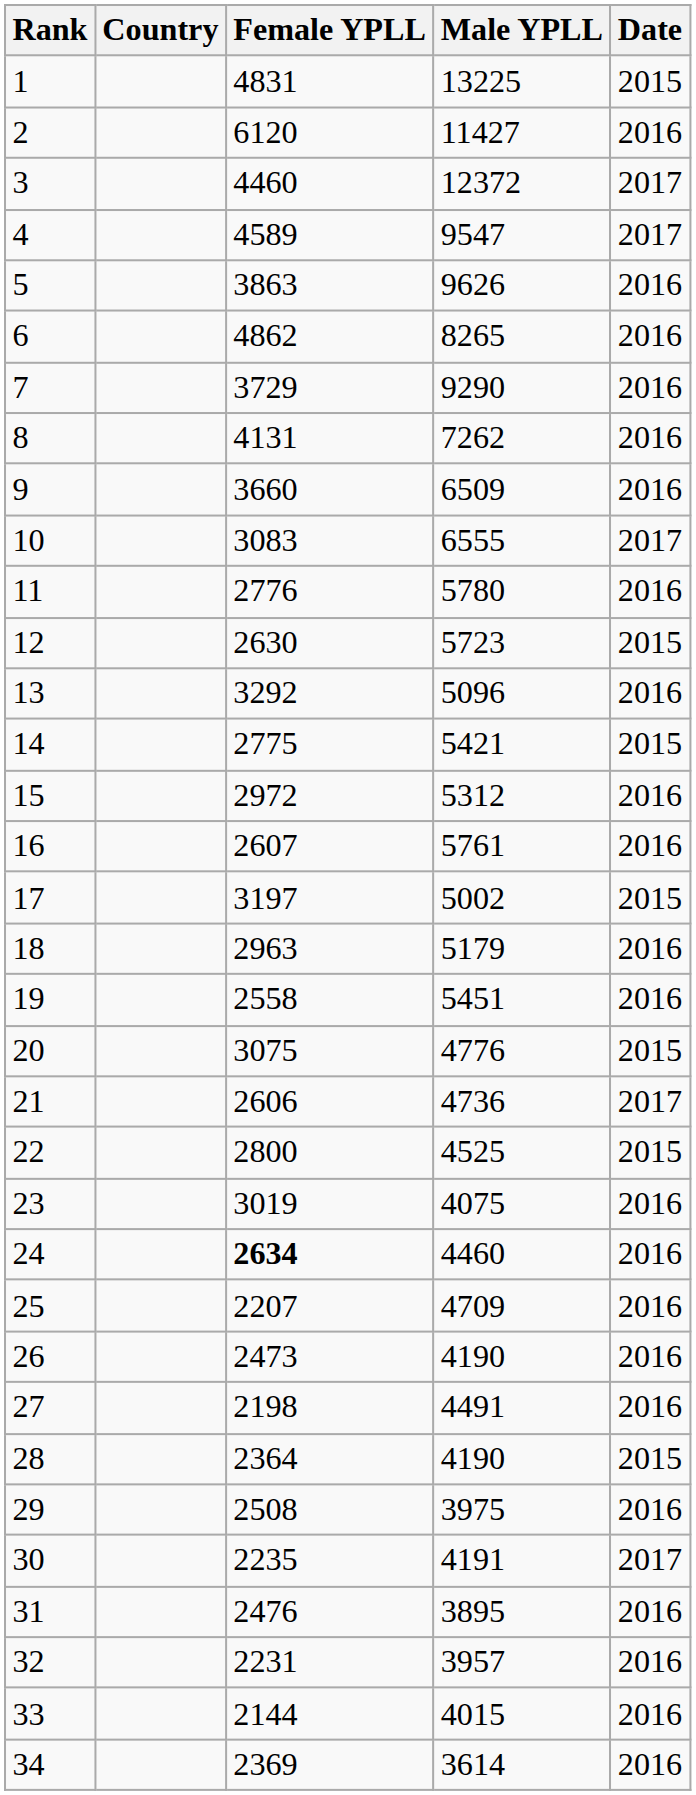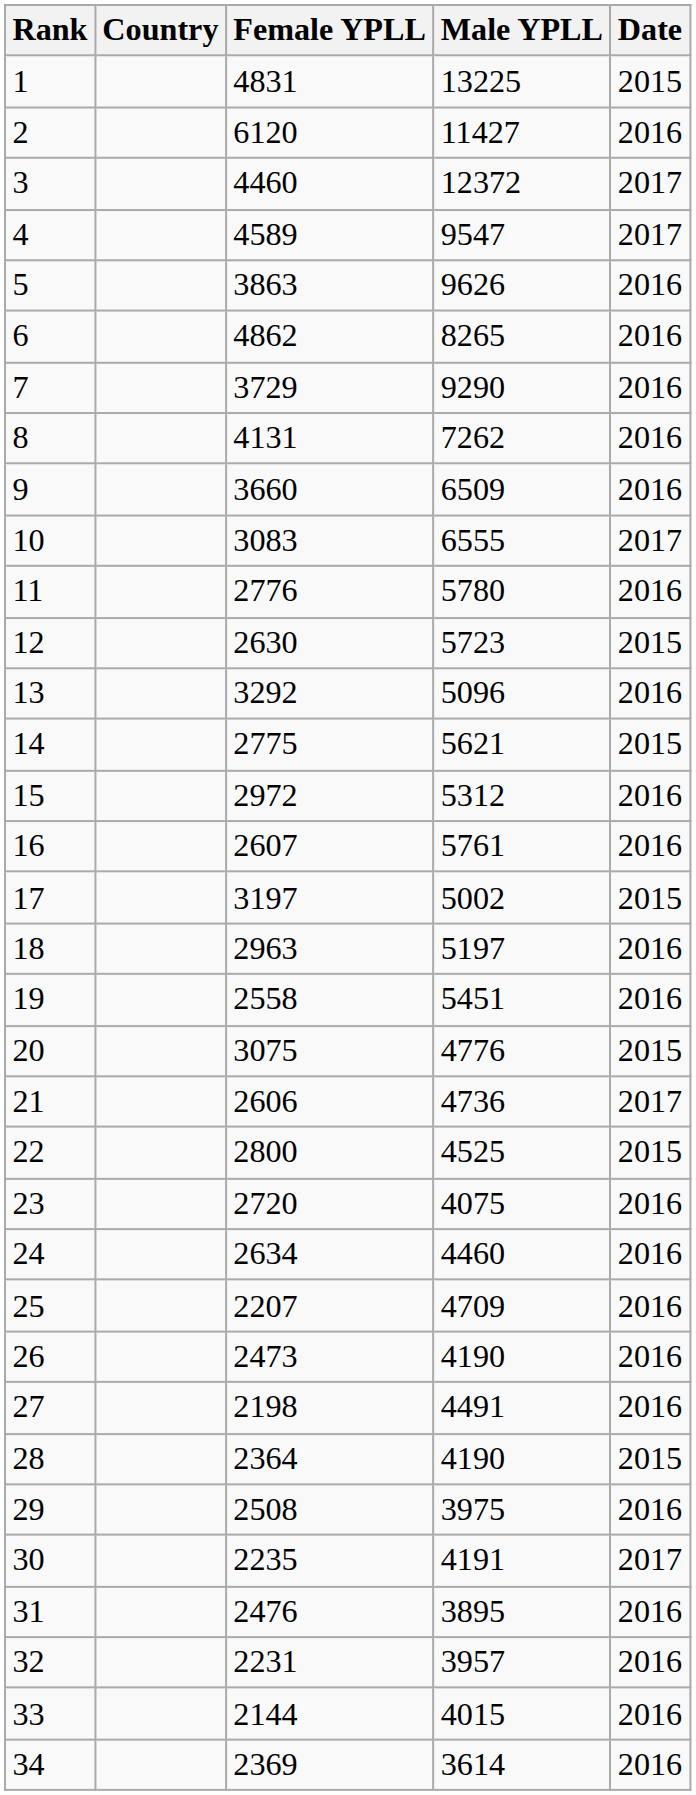(473, 744) 5421 -> (473, 744) 5621
(473, 948) 5179 -> (473, 948) 5197
(265, 1203) 3019 -> (265, 1203) 2720
(265, 1254) bold -> (265, 1254) normal
